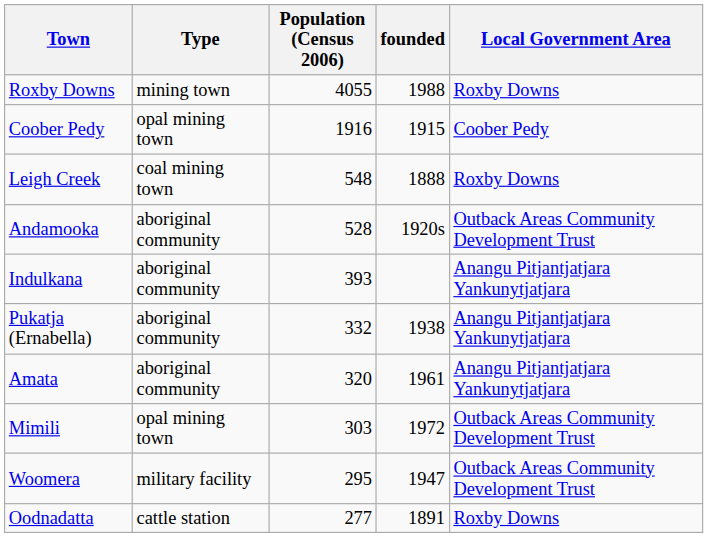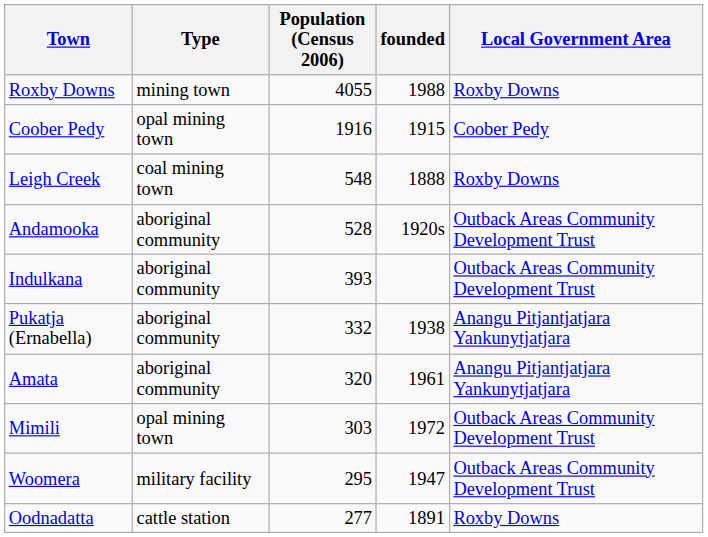(532, 278) Anangu Pitjantjatjara Yankunytjatjara -> (554, 278) Outback Areas Community Development Trust
